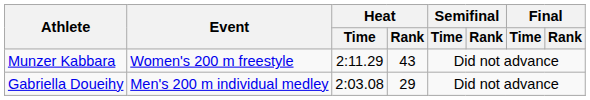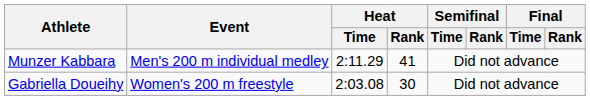(212, 61) Women's 200 m freestyle -> (229, 61) Men's 200 m individual medley
(407, 61) 43 -> (407, 61) 41
(229, 84) Men's 200 m individual medley -> (212, 84) Women's 200 m freestyle
(407, 84) 29 -> (407, 84) 30
